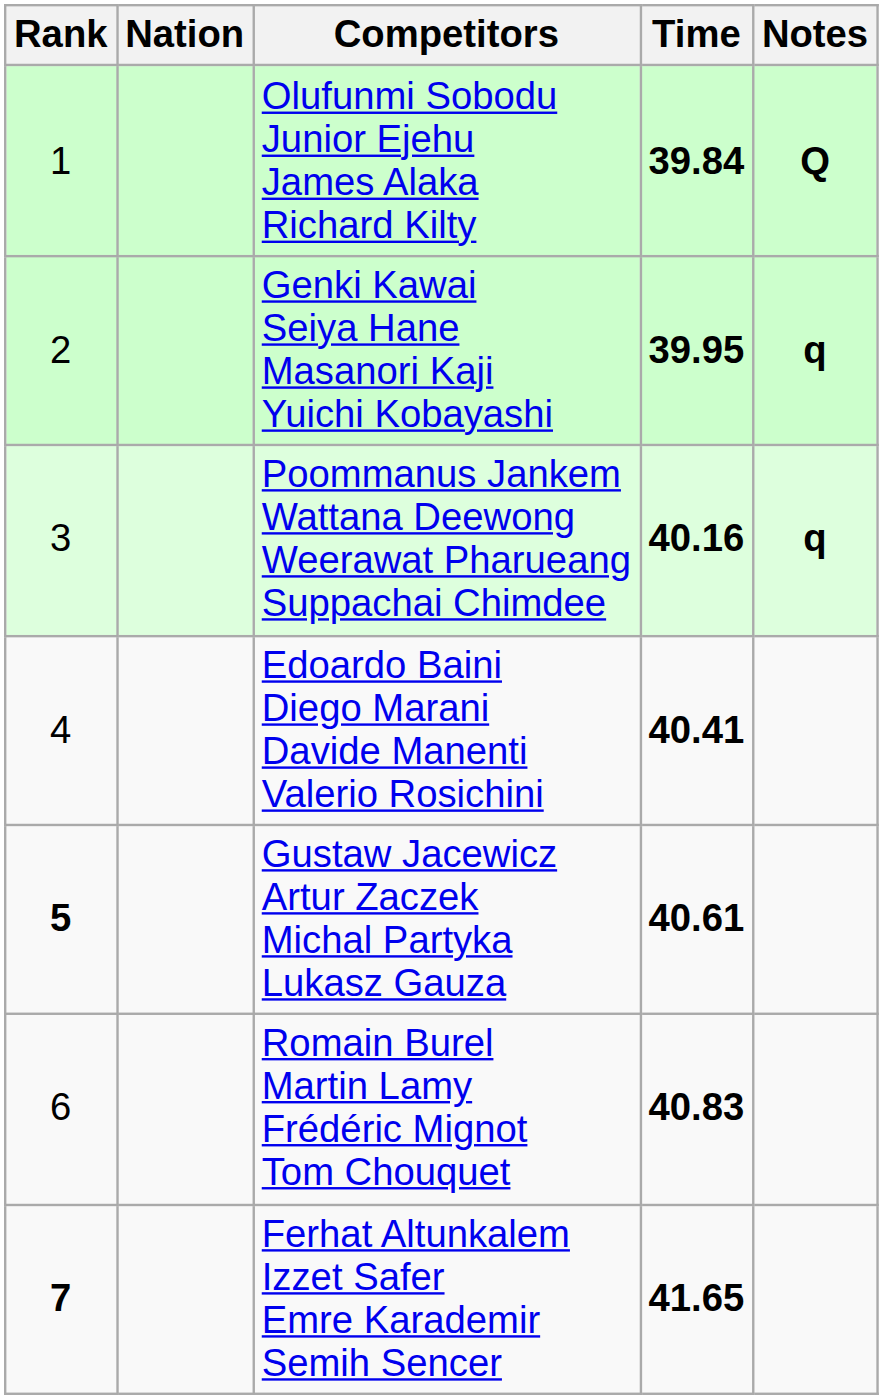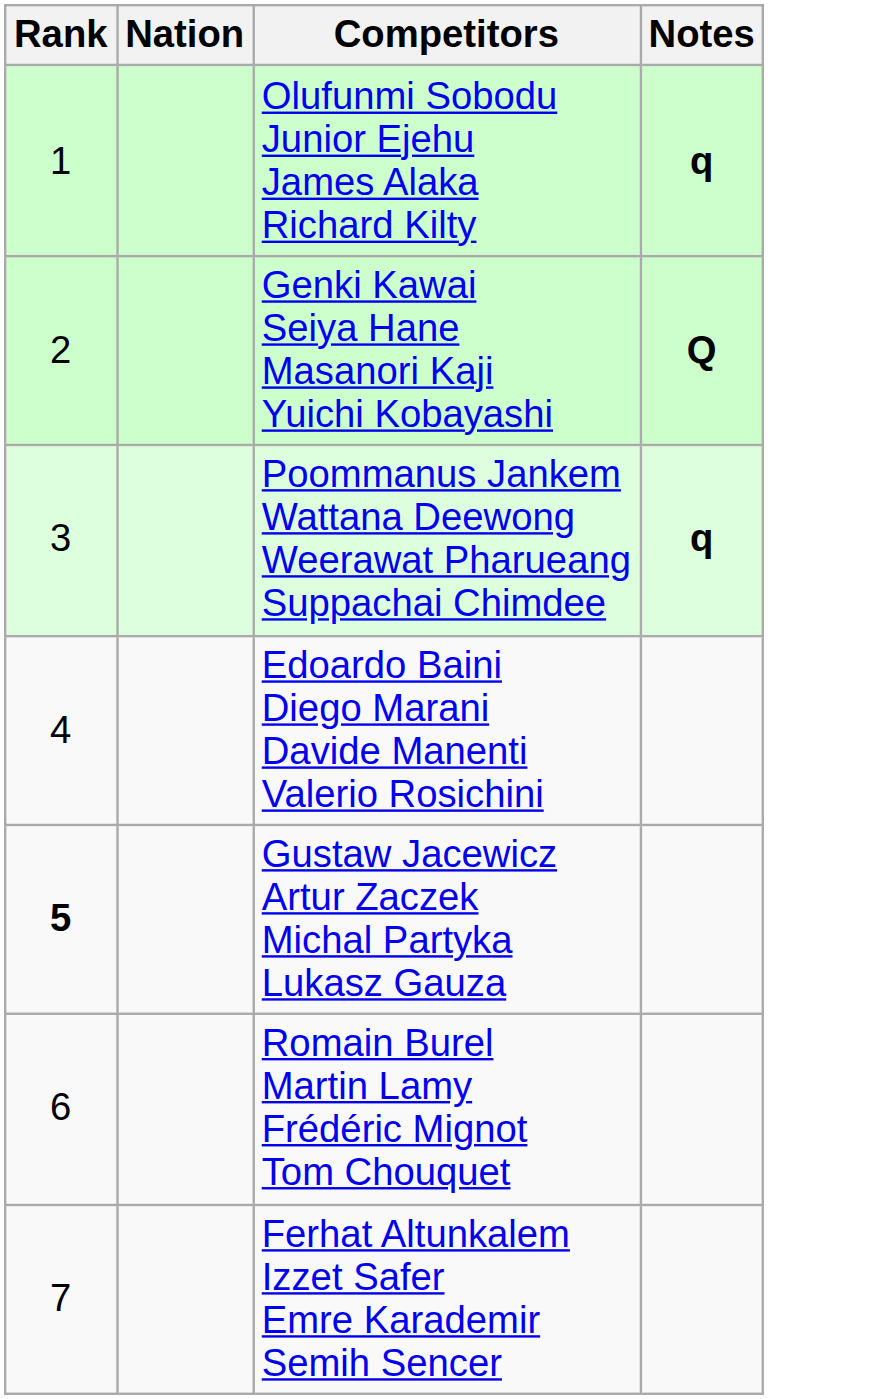- column: (696, 34)
(815, 159) Q -> (702, 159) q
(815, 349) q -> (702, 349) Q
(61, 1298) bold -> (61, 1298) normal
